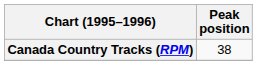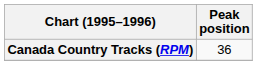(224, 49) 38 -> (224, 49) 36
